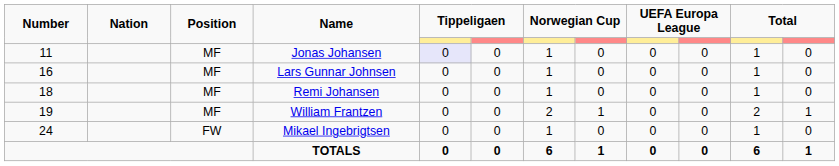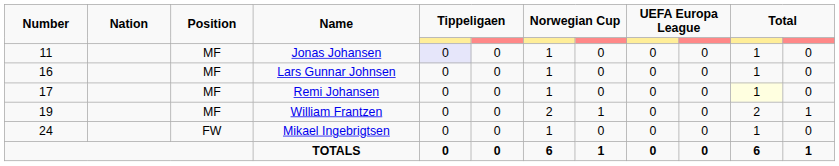(46, 92) 18 -> (46, 92) 17
(757, 92) no background -> (757, 92) lightyellow background
